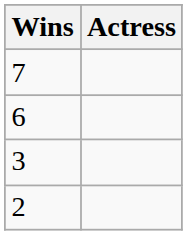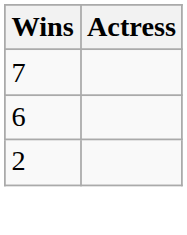- row: (18, 161)
